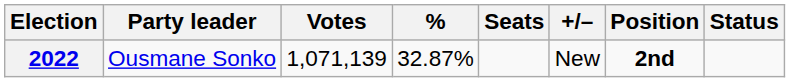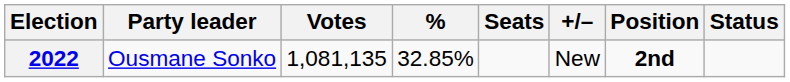(337, 58) 1,071,139 -> (337, 58) 1,081,135
(436, 58) 32.87% -> (436, 58) 32.85%
